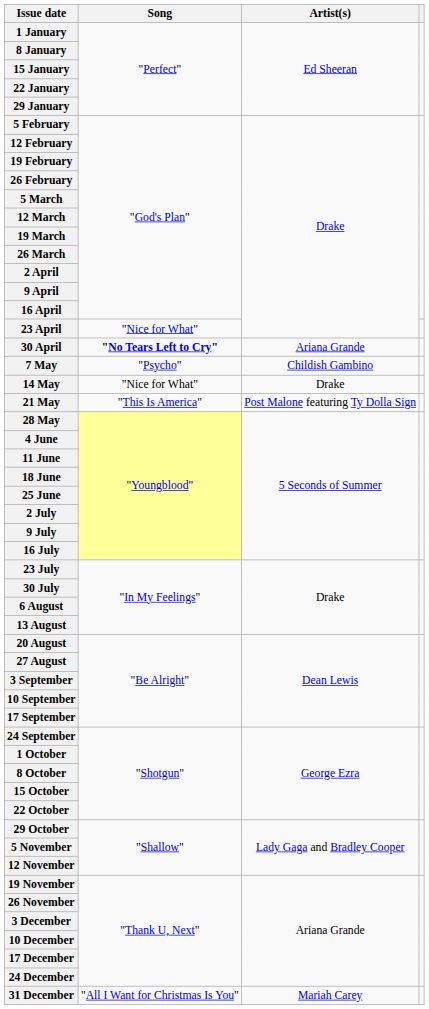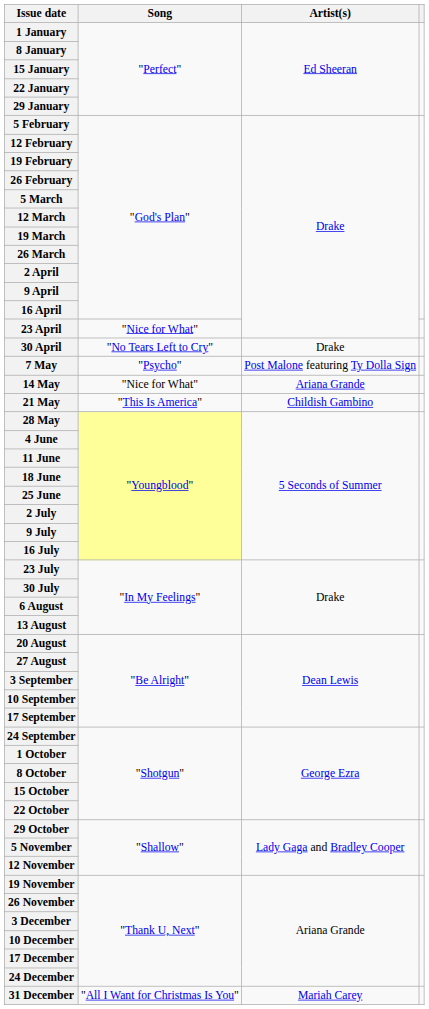(160, 347) bold -> (160, 347) normal
(330, 347) Ariana Grande -> (330, 347) Drake
(330, 365) Childish Gambino -> (330, 365) Post Malone featuring Ty Dolla Sign
(330, 384) Drake -> (330, 384) Ariana Grande
(330, 402) Post Malone featuring Ty Dolla Sign -> (330, 402) Childish Gambino
